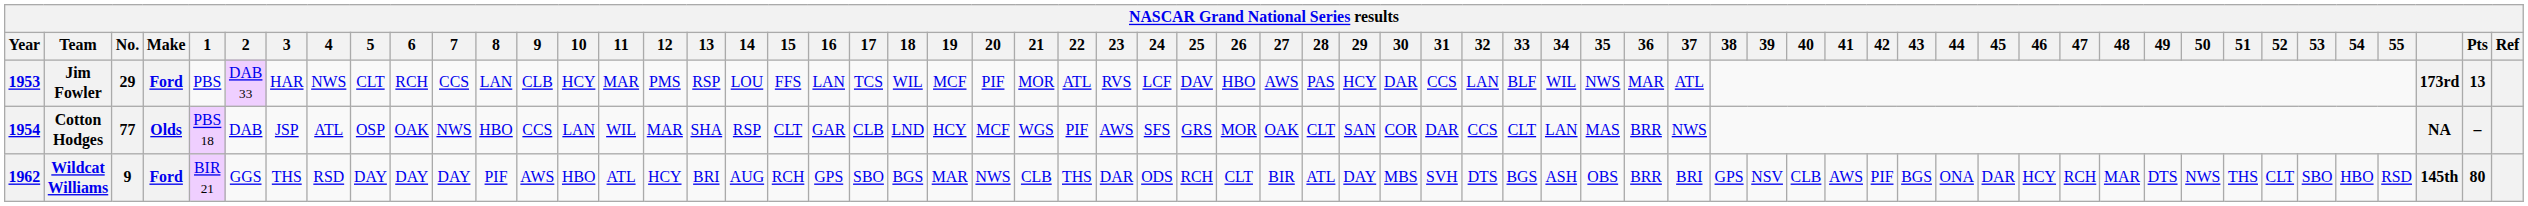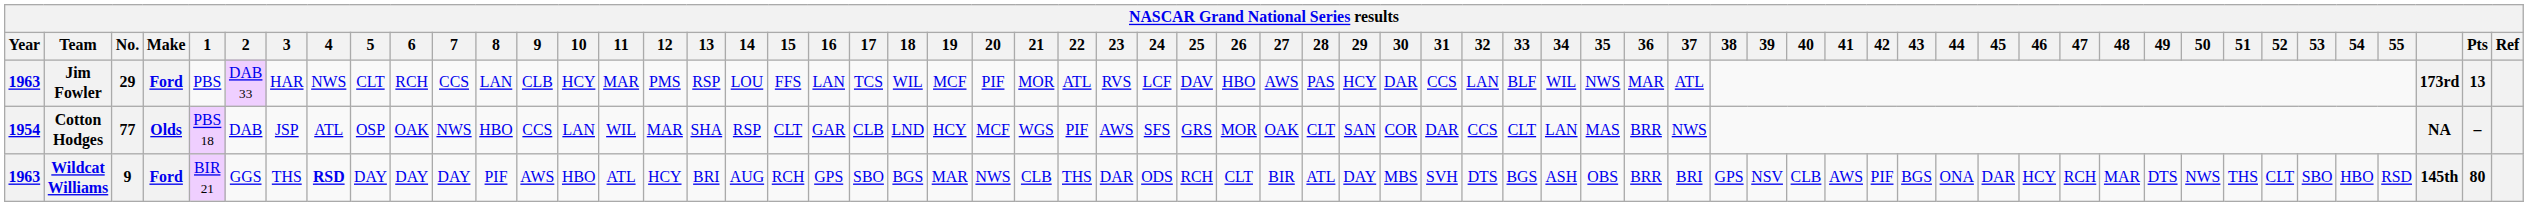(24, 82) 1953 -> (24, 82) 1963
(24, 177) 1962 -> (24, 177) 1963
(329, 177) normal -> (329, 177) bold
